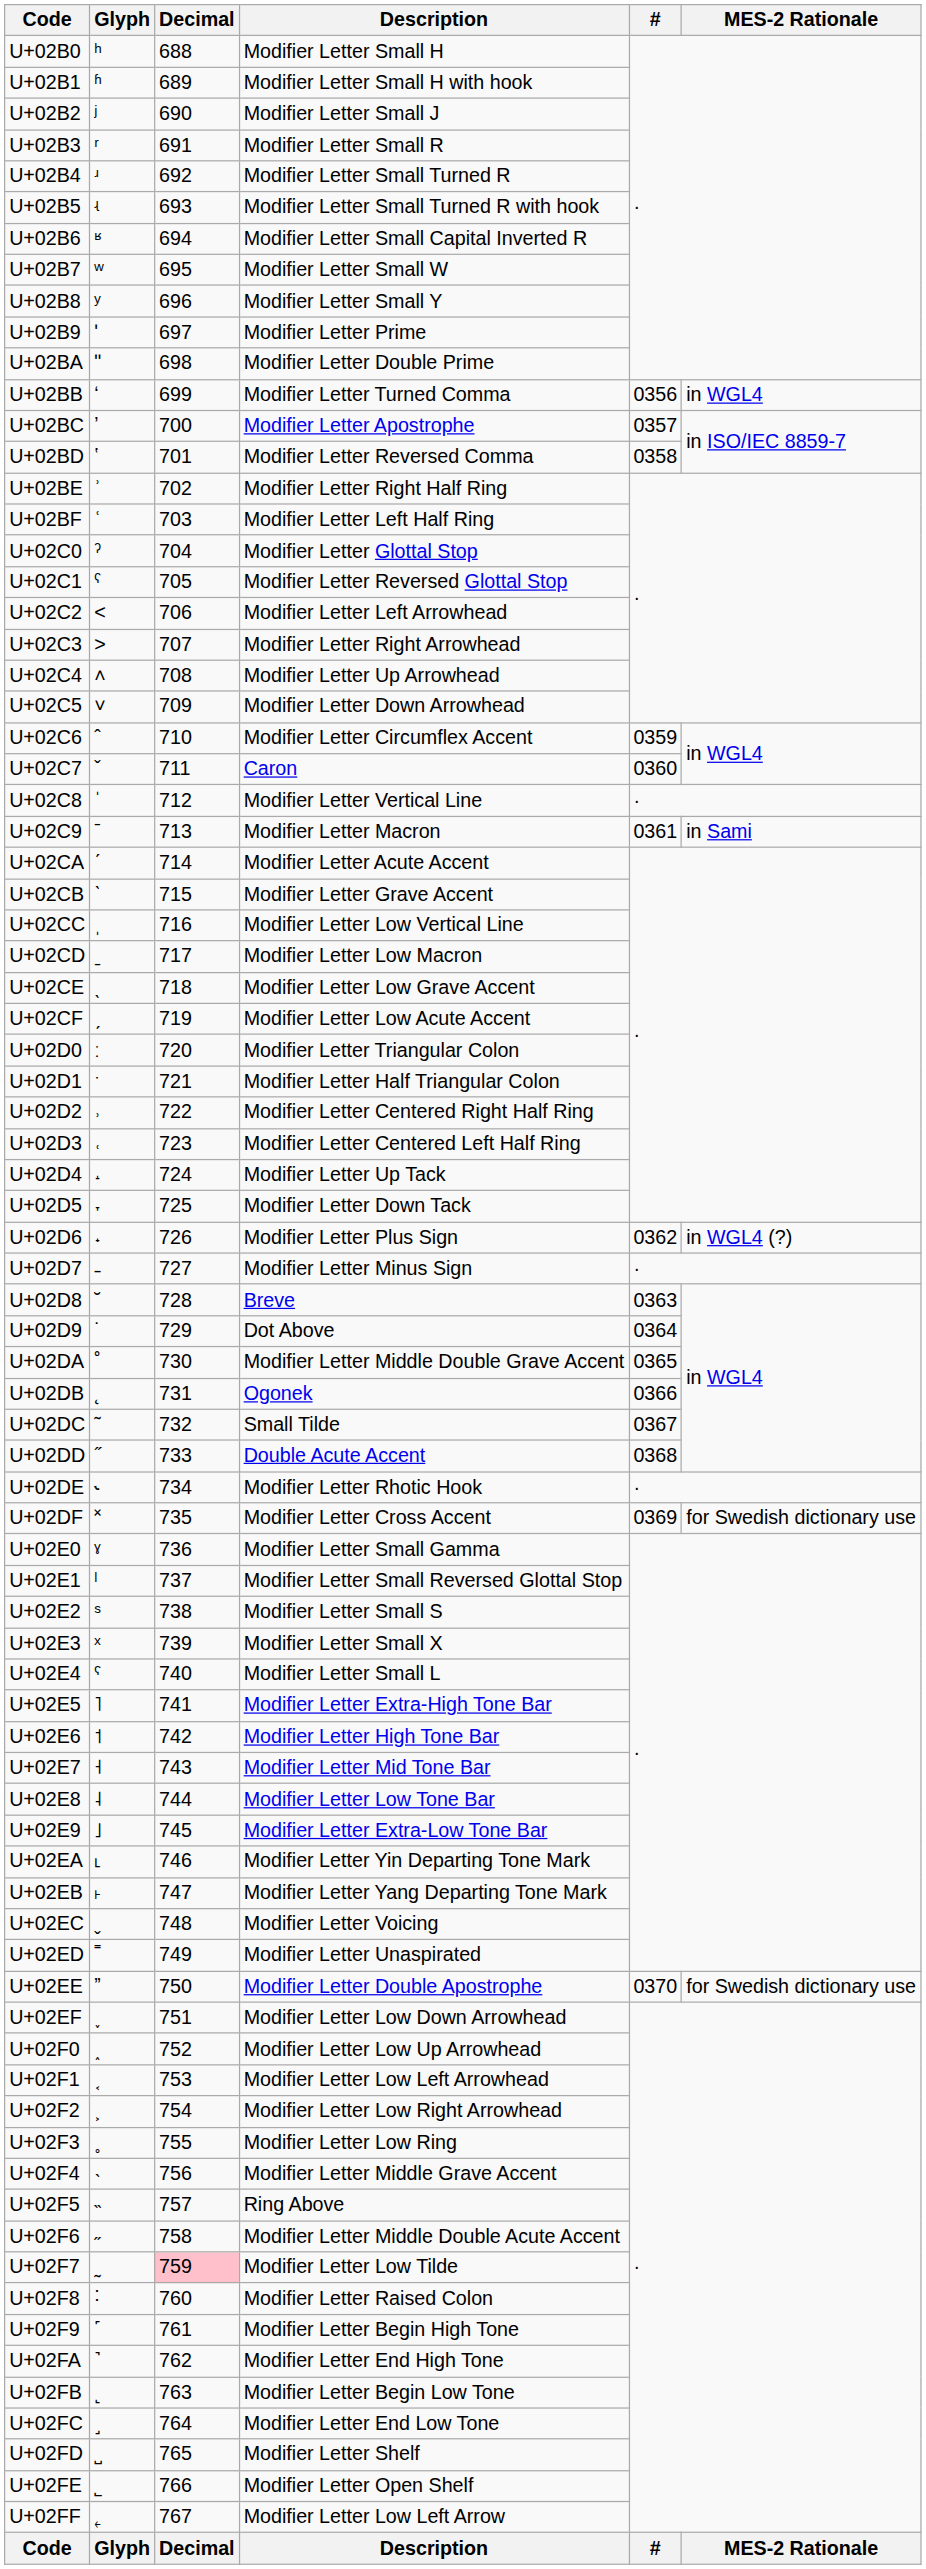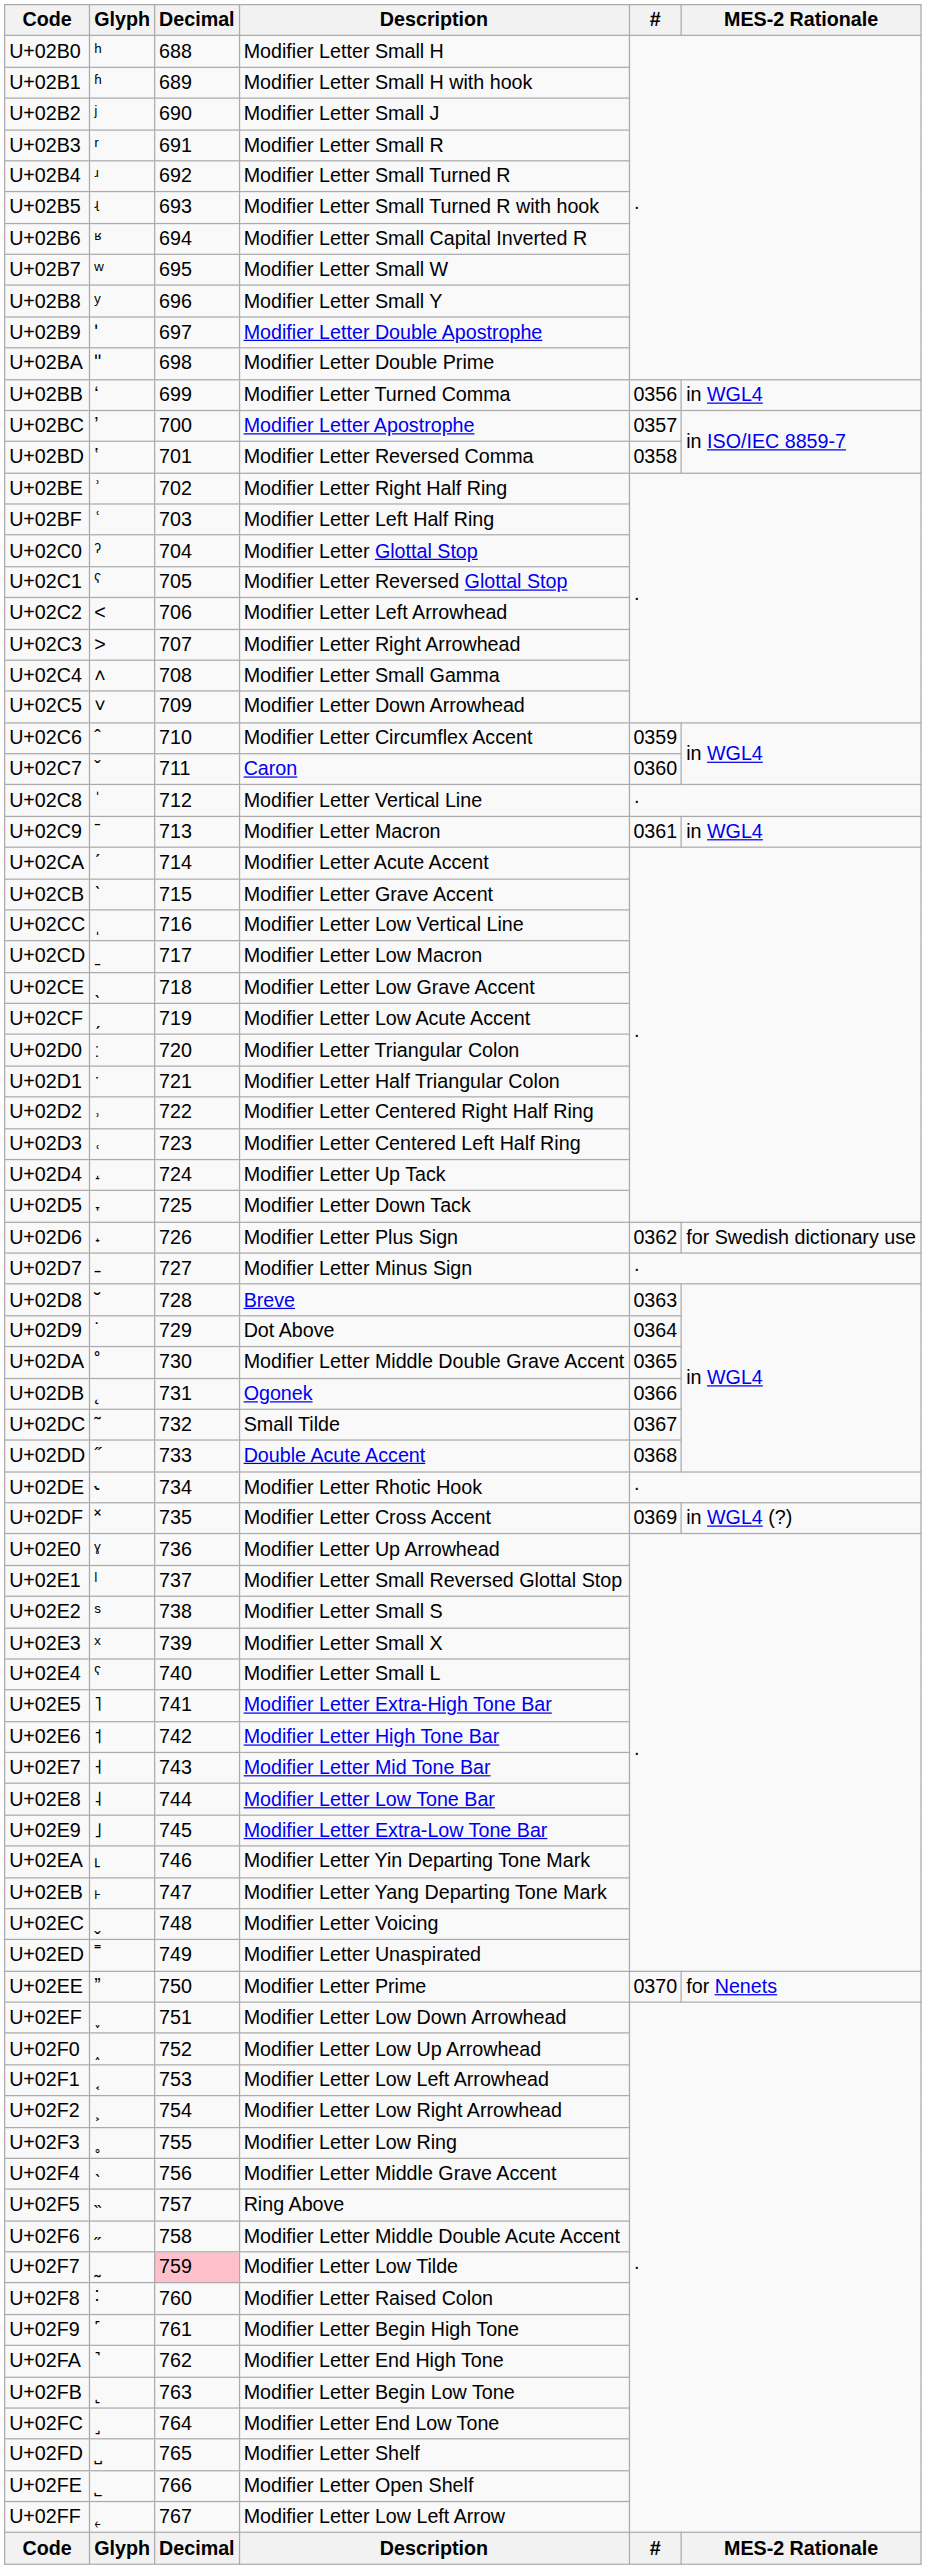(335, 332) Modifier Letter Prime -> (393, 332) Modifier Letter Double Apostrophe
(372, 675) Modifier Letter Up Arrowhead -> (372, 675) Modifier Letter Small Gamma
(719, 831) in Sami -> (725, 831) in WGL4
(739, 1237) in WGL4 (?) -> (801, 1237) for Swedish dictionary use
(801, 1518) for Swedish dictionary use -> (739, 1518) in WGL4 (?)
(372, 1549) Modifier Letter Small Gamma -> (372, 1549) Modifier Letter Up Arrowhead
(393, 1986) Modifier Letter Double Apostrophe -> (335, 1986) Modifier Letter Prime
(801, 1986) for Swedish dictionary use -> (732, 1986) for Nenets
